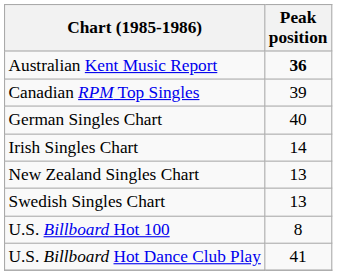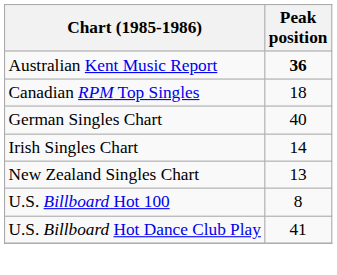(298, 92) 39 -> (298, 92) 18
- row: (87, 202)
